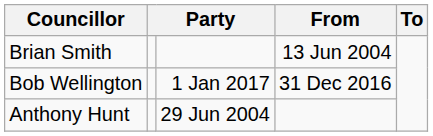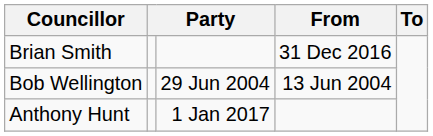(337, 51) 13 Jun 2004 -> (335, 51) 31 Dec 2016
(221, 83) 1 Jan 2017 -> (215, 83) 29 Jun 2004
(335, 83) 31 Dec 2016 -> (337, 83) 13 Jun 2004
(215, 114) 29 Jun 2004 -> (221, 114) 1 Jan 2017
